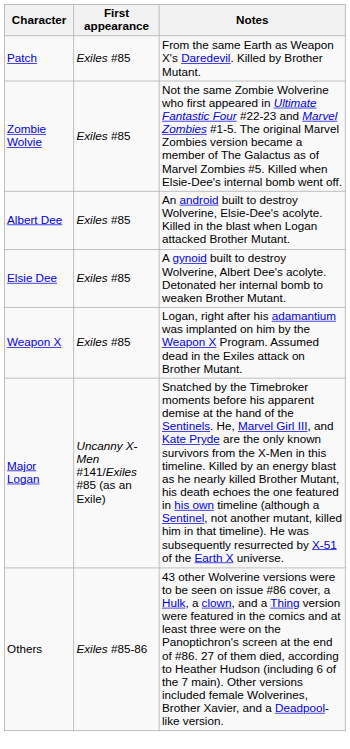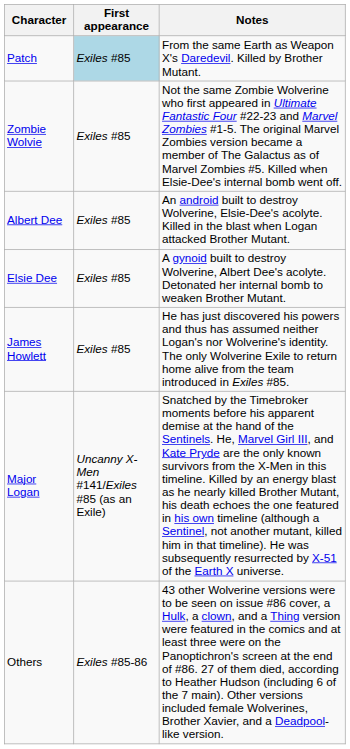(103, 58) no background -> (103, 58) lightblue background
- row: (34, 342)
+ row: (27, 349)
